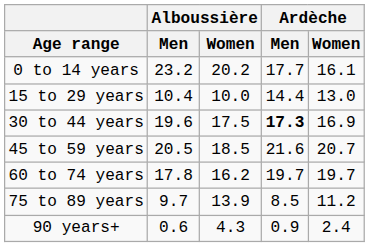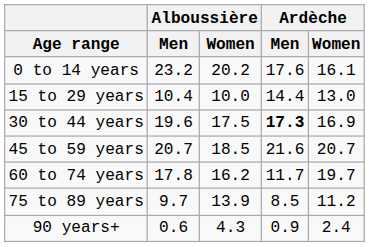(285, 70) 17.7 -> (285, 70) 17.6
(174, 149) 20.5 -> (174, 149) 20.7
(285, 175) 19.7 -> (285, 175) 11.7
